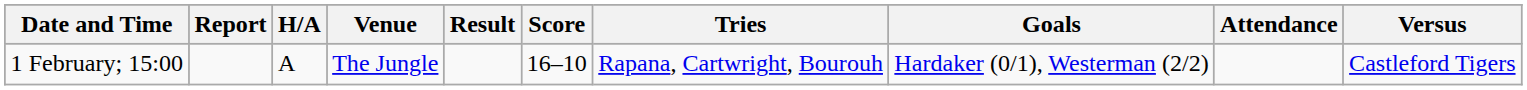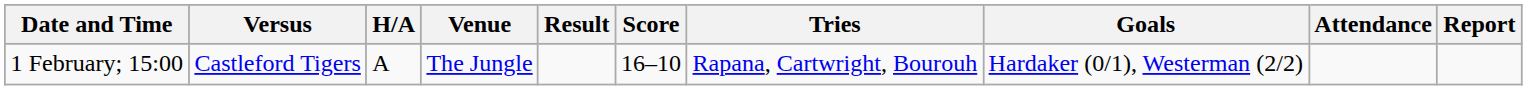columns swapped: (1432, 23) <-> (231, 23)
